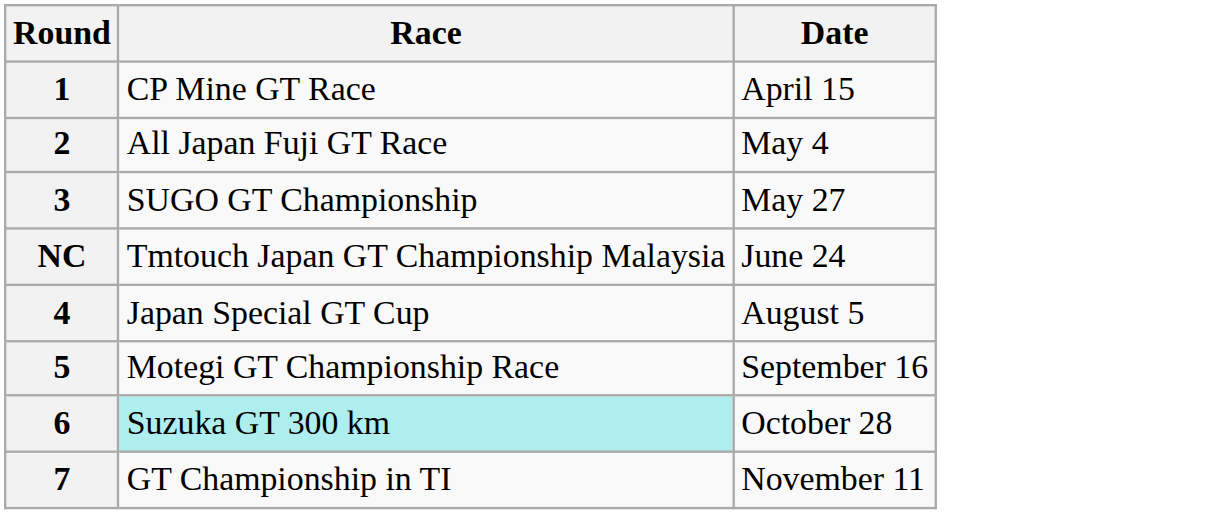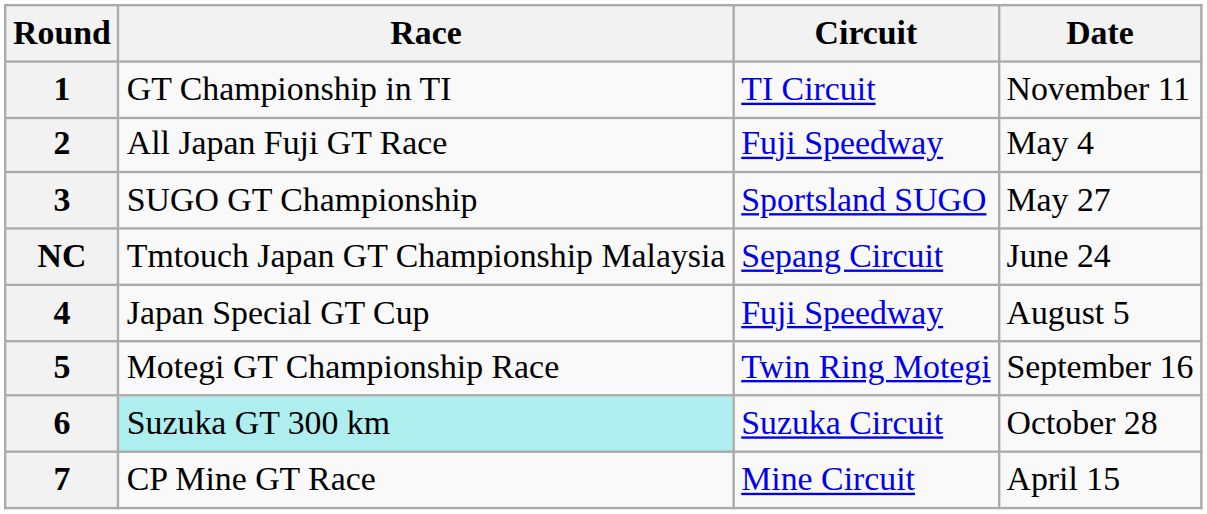+ column: (866, 32)
(251, 88) CP Mine GT Race -> (289, 88) GT Championship in TI
(798, 88) April 15 -> (1098, 88) November 11
(289, 479) GT Championship in TI -> (251, 479) CP Mine GT Race
(833, 479) November 11 -> (1063, 479) April 15
